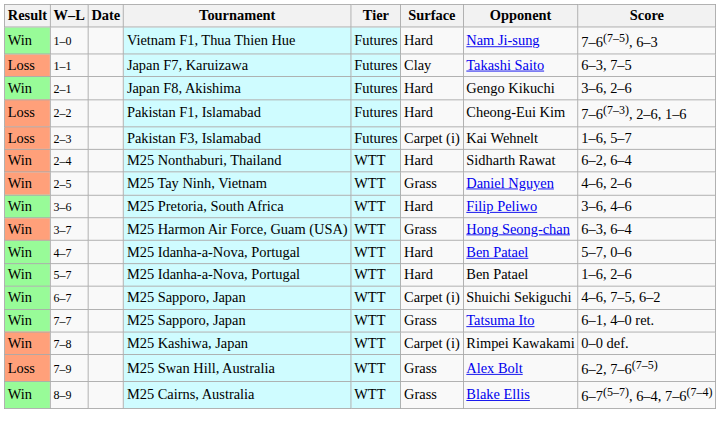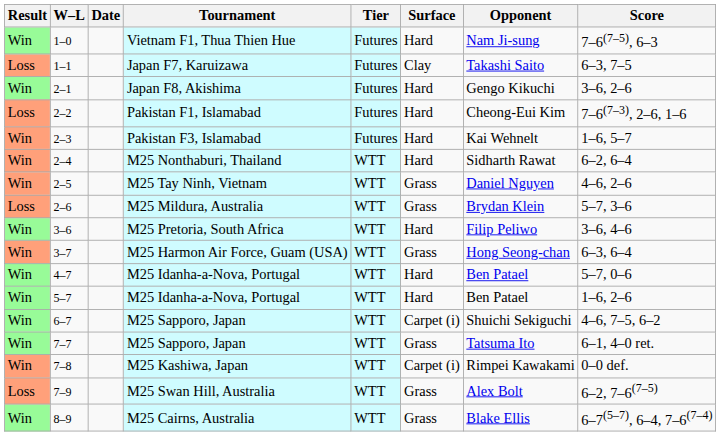(21, 137) Loss -> (20, 137) Win
(432, 137) Carpet (i) -> (419, 137) Hard
+ row: (63, 207)
